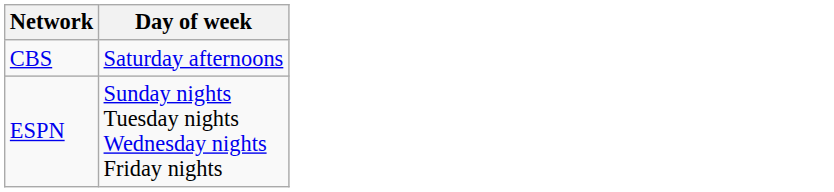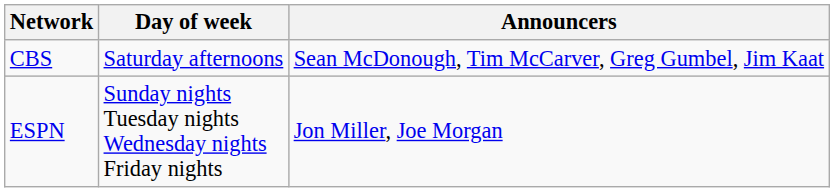+ column: (559, 22)
